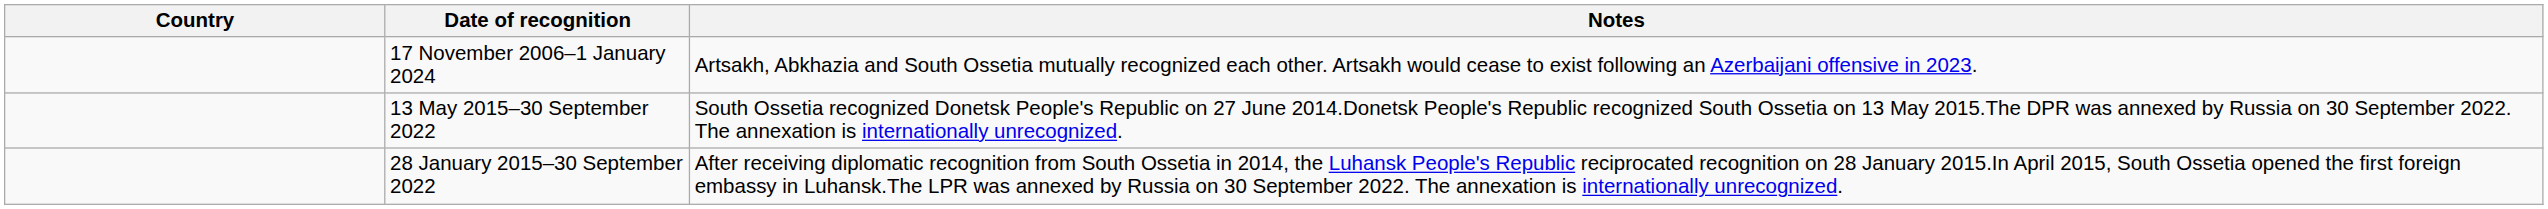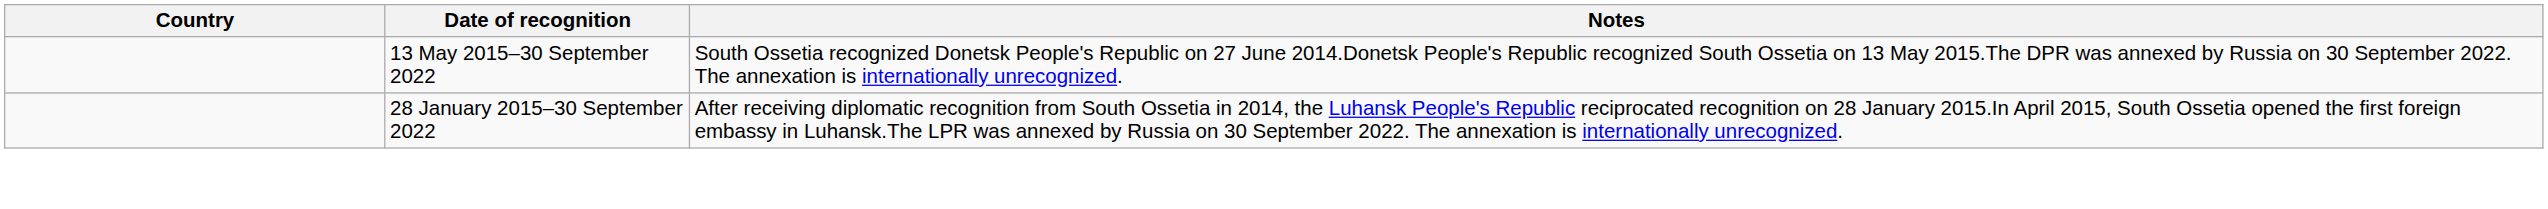- row: (528, 64)
